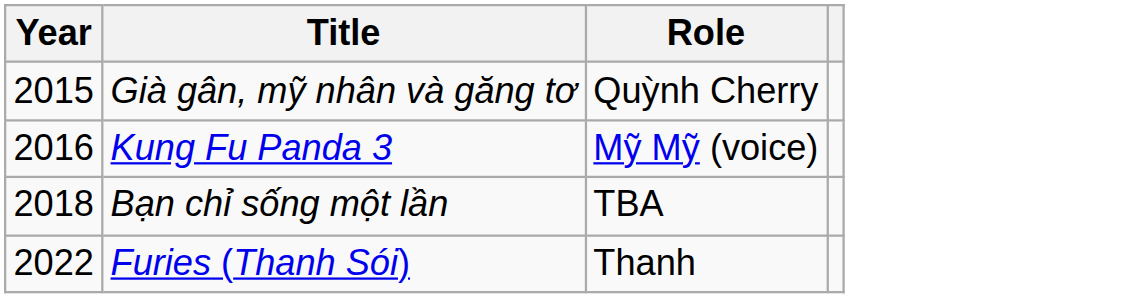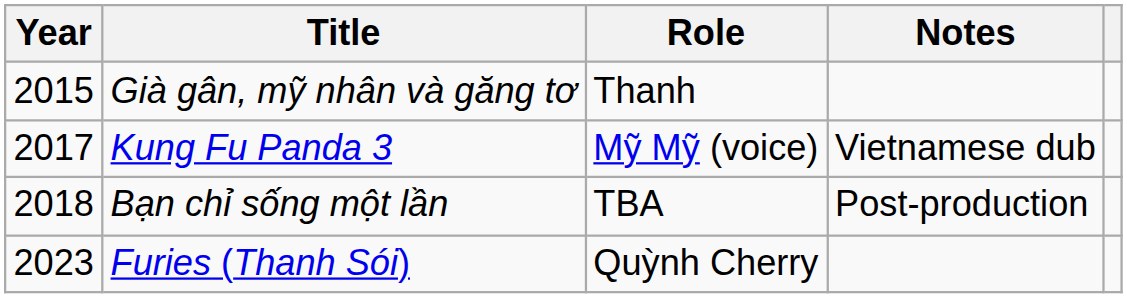+ column: (965, 33)
(706, 90) Quỳnh Cherry -> (645, 90) Thanh
(54, 147) 2016 -> (54, 147) 2017
(54, 262) 2022 -> (54, 262) 2023
(645, 262) Thanh -> (706, 262) Quỳnh Cherry
